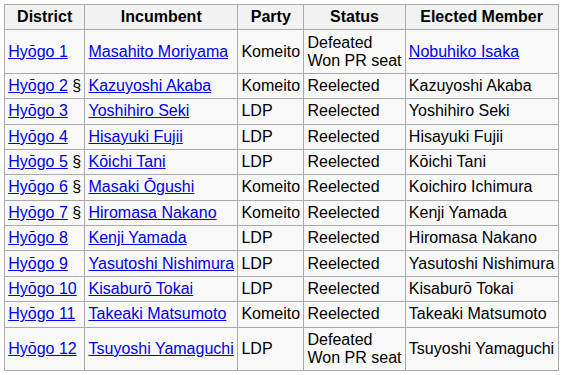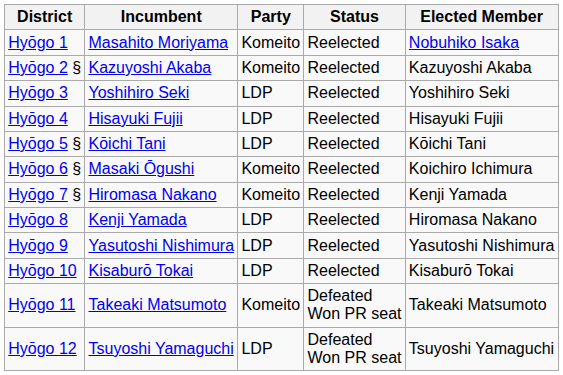(354, 51) Defeated Won PR seat -> (344, 42) Reelected
(344, 314) Reelected -> (354, 305) Defeated Won PR seat
